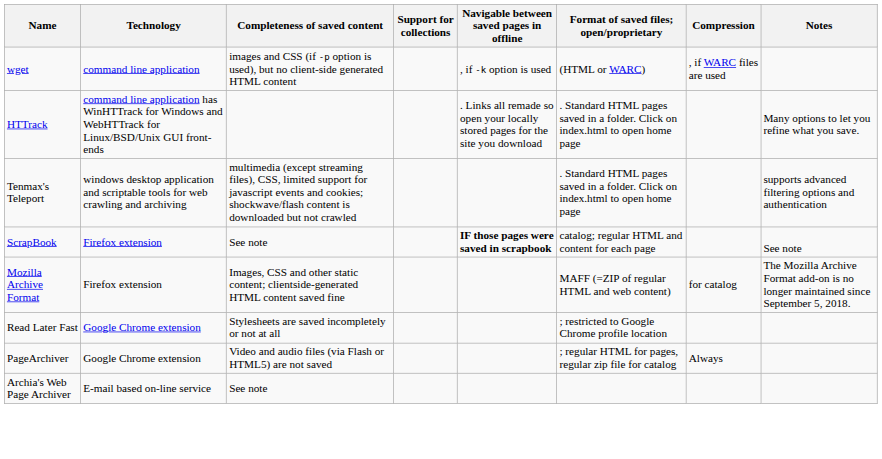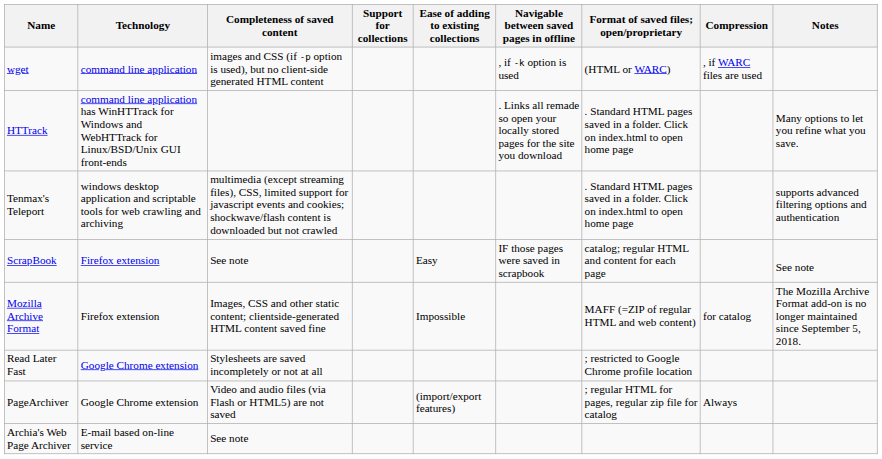+ column: (455, 25)
(507, 241) bold -> (531, 260) normal
